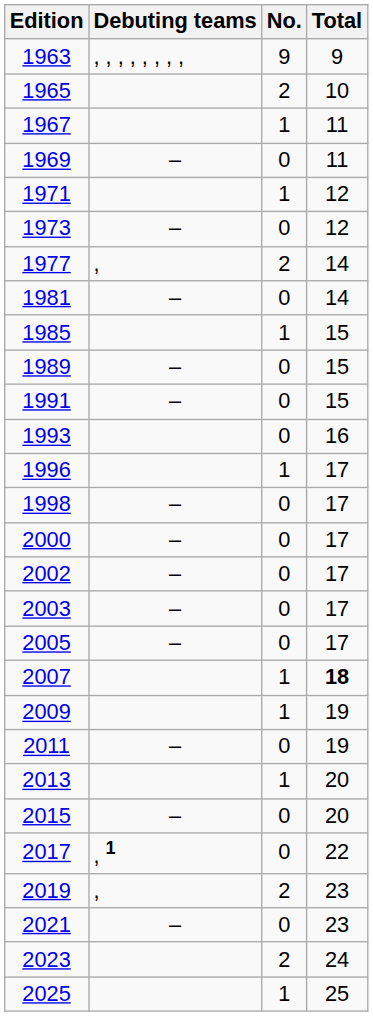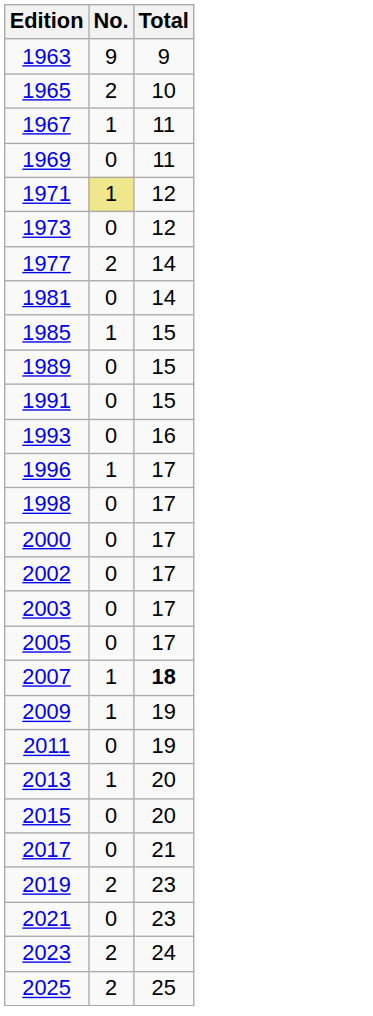- column: (175, 21)
(284, 194) no background -> (111, 194) khaki background
(337, 852) 22 -> (164, 849) 21
(284, 993) 1 -> (111, 988) 2
